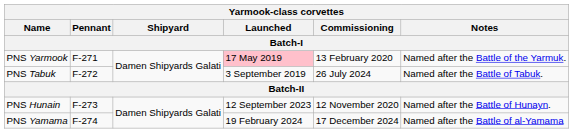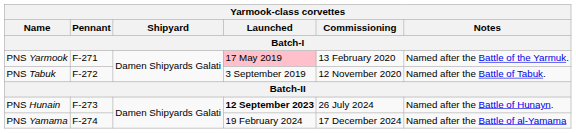(343, 74) 26 July 2024 -> (360, 74) 12 November 2020
(268, 105) normal -> (270, 105) bold
(357, 105) 12 November 2020 -> (346, 105) 26 July 2024
